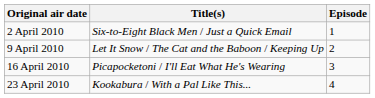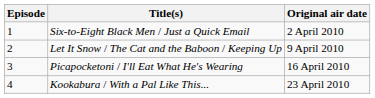columns swapped: (348, 13) <-> (47, 13)
